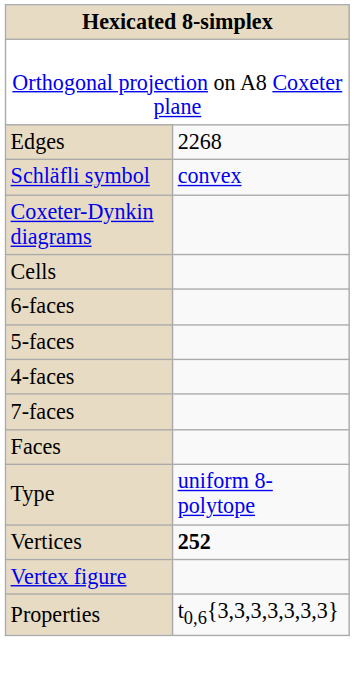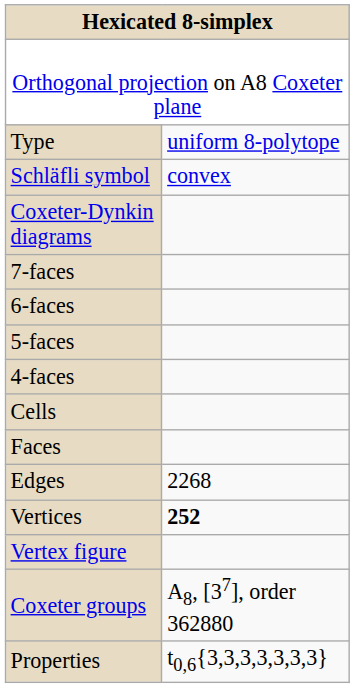rows swapped: (33, 494) <-> (38, 141)
rows swapped: (42, 411) <-> (33, 271)
+ row: (78, 605)
